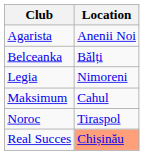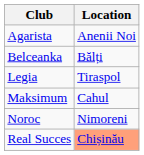(102, 77) Nimoreni -> (99, 77) Tiraspol
(99, 118) Tiraspol -> (102, 118) Nimoreni
